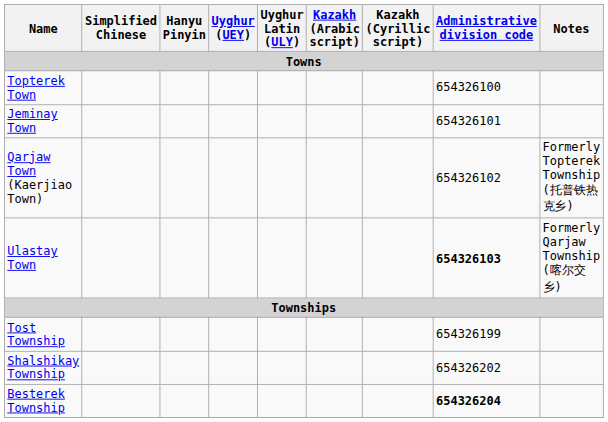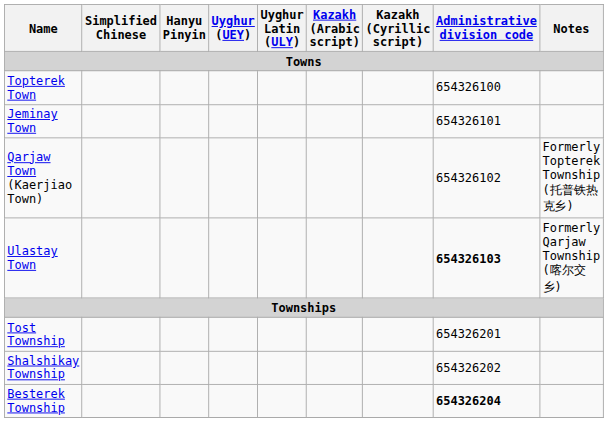(468, 334) 654326199 -> (468, 334) 654326201
